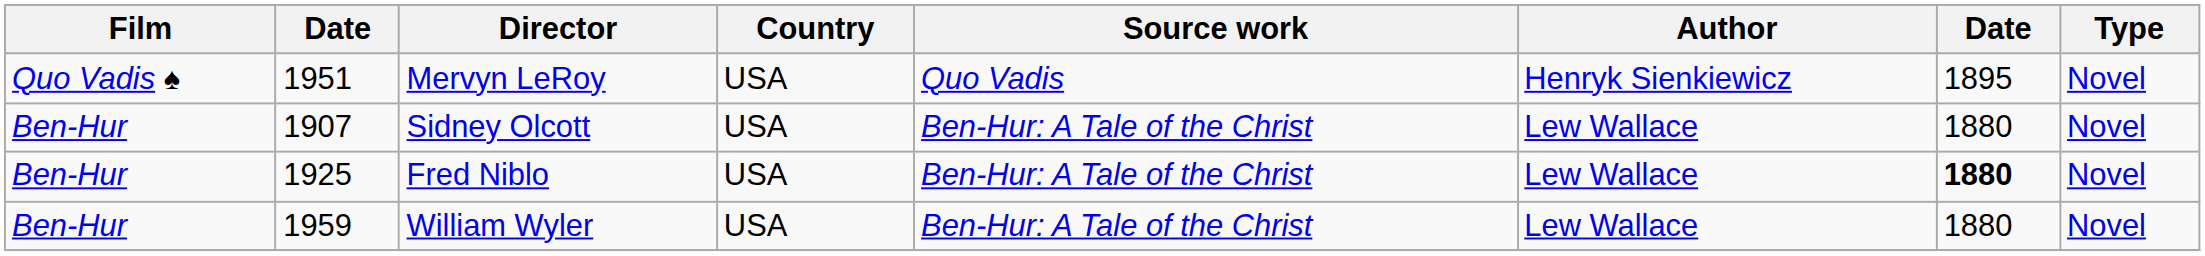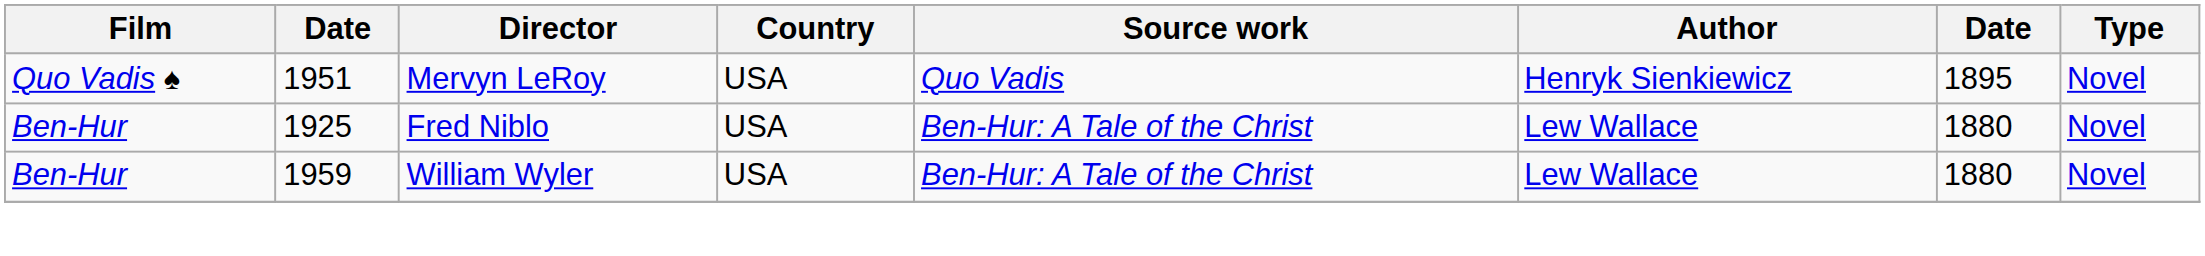- row: (498, 126)
(1978, 175) bold -> (1978, 126) normal
